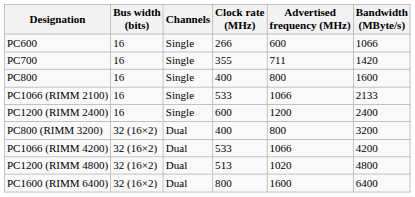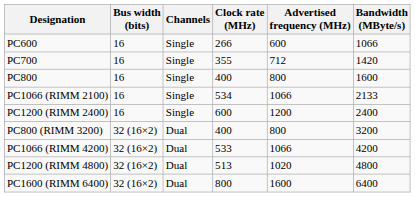(278, 60) 711 -> (278, 60) 712
(223, 95) 533 -> (223, 95) 534
